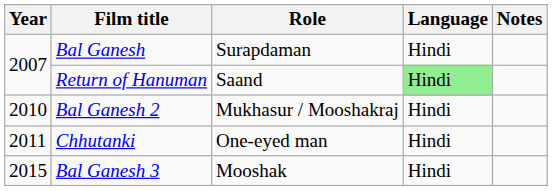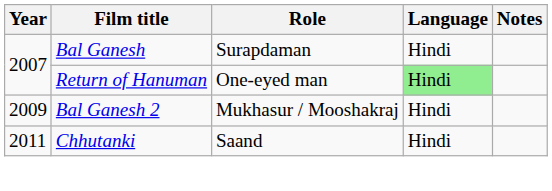(239, 79) Saand -> (272, 79) One-eyed man
(28, 110) 2010 -> (28, 110) 2009
(272, 140) One-eyed man -> (239, 140) Saand
- row: (108, 170)
